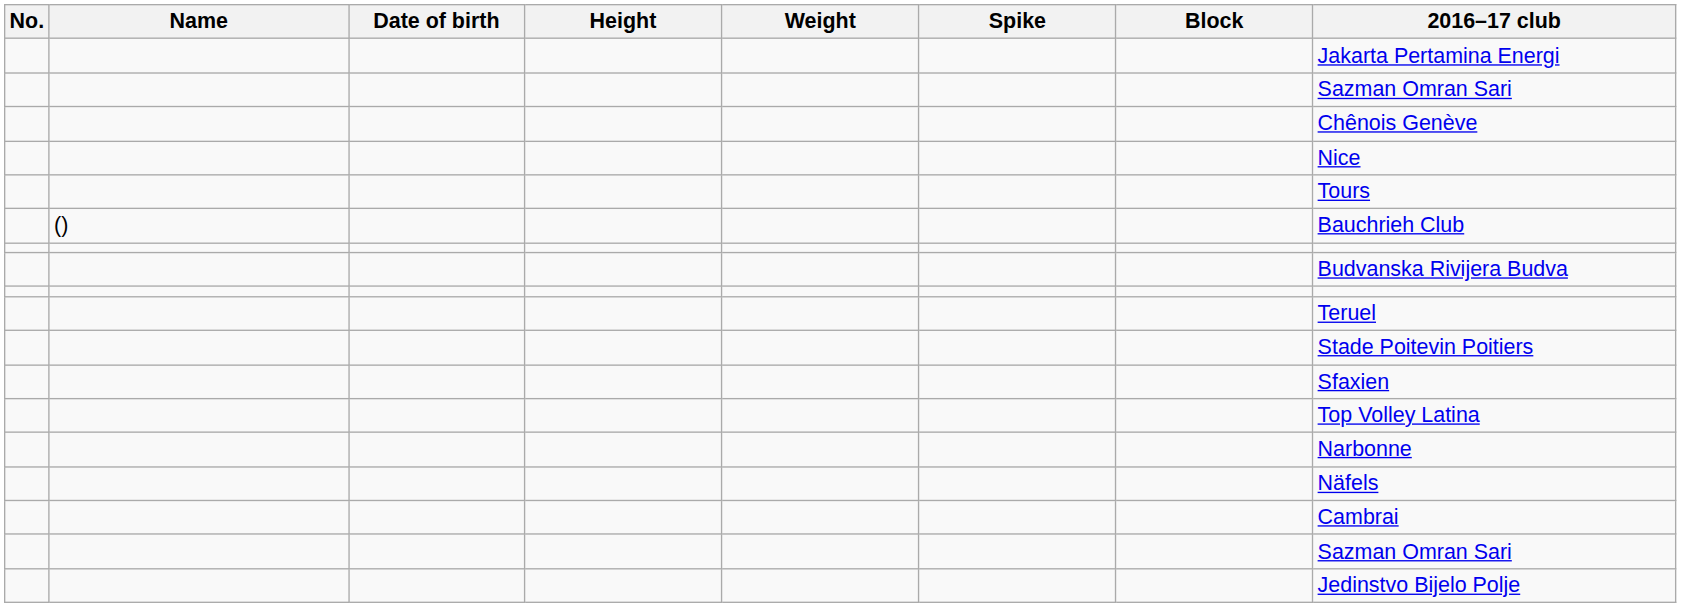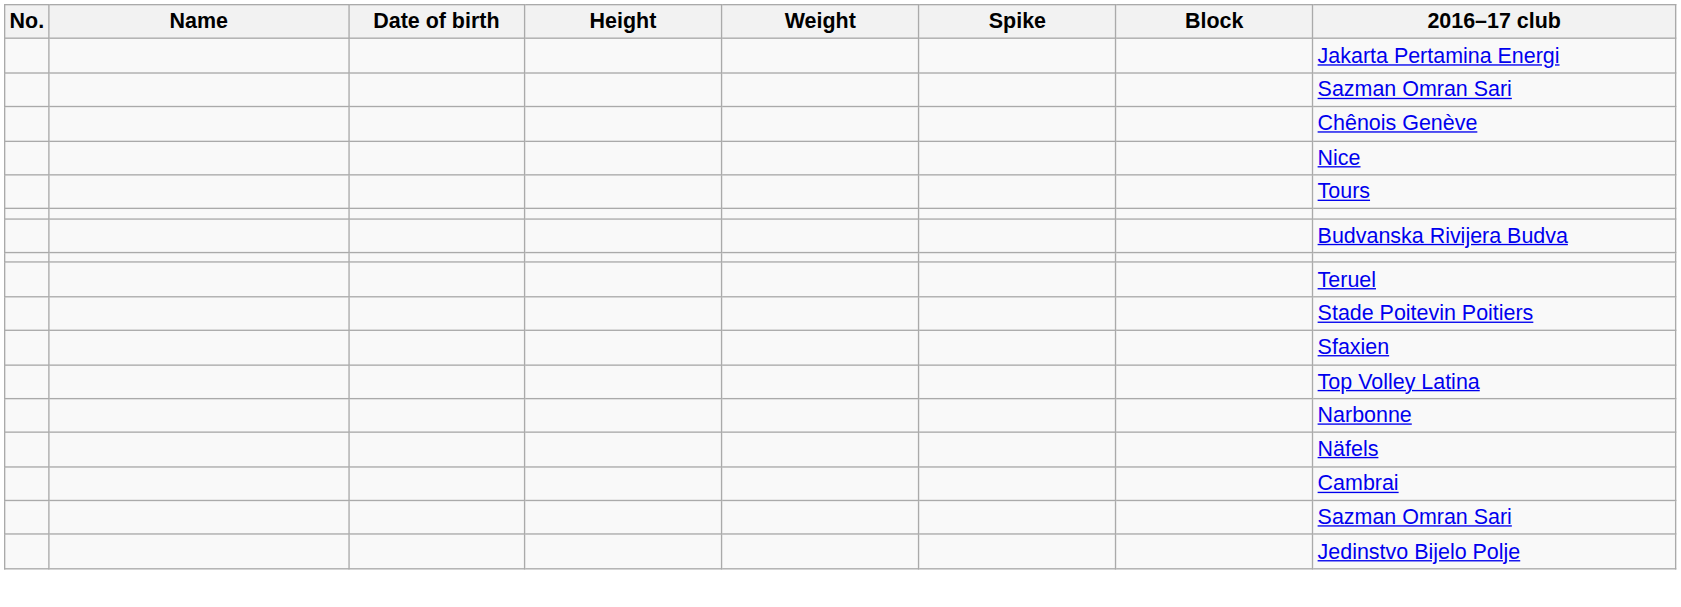- row: (27, 226)
